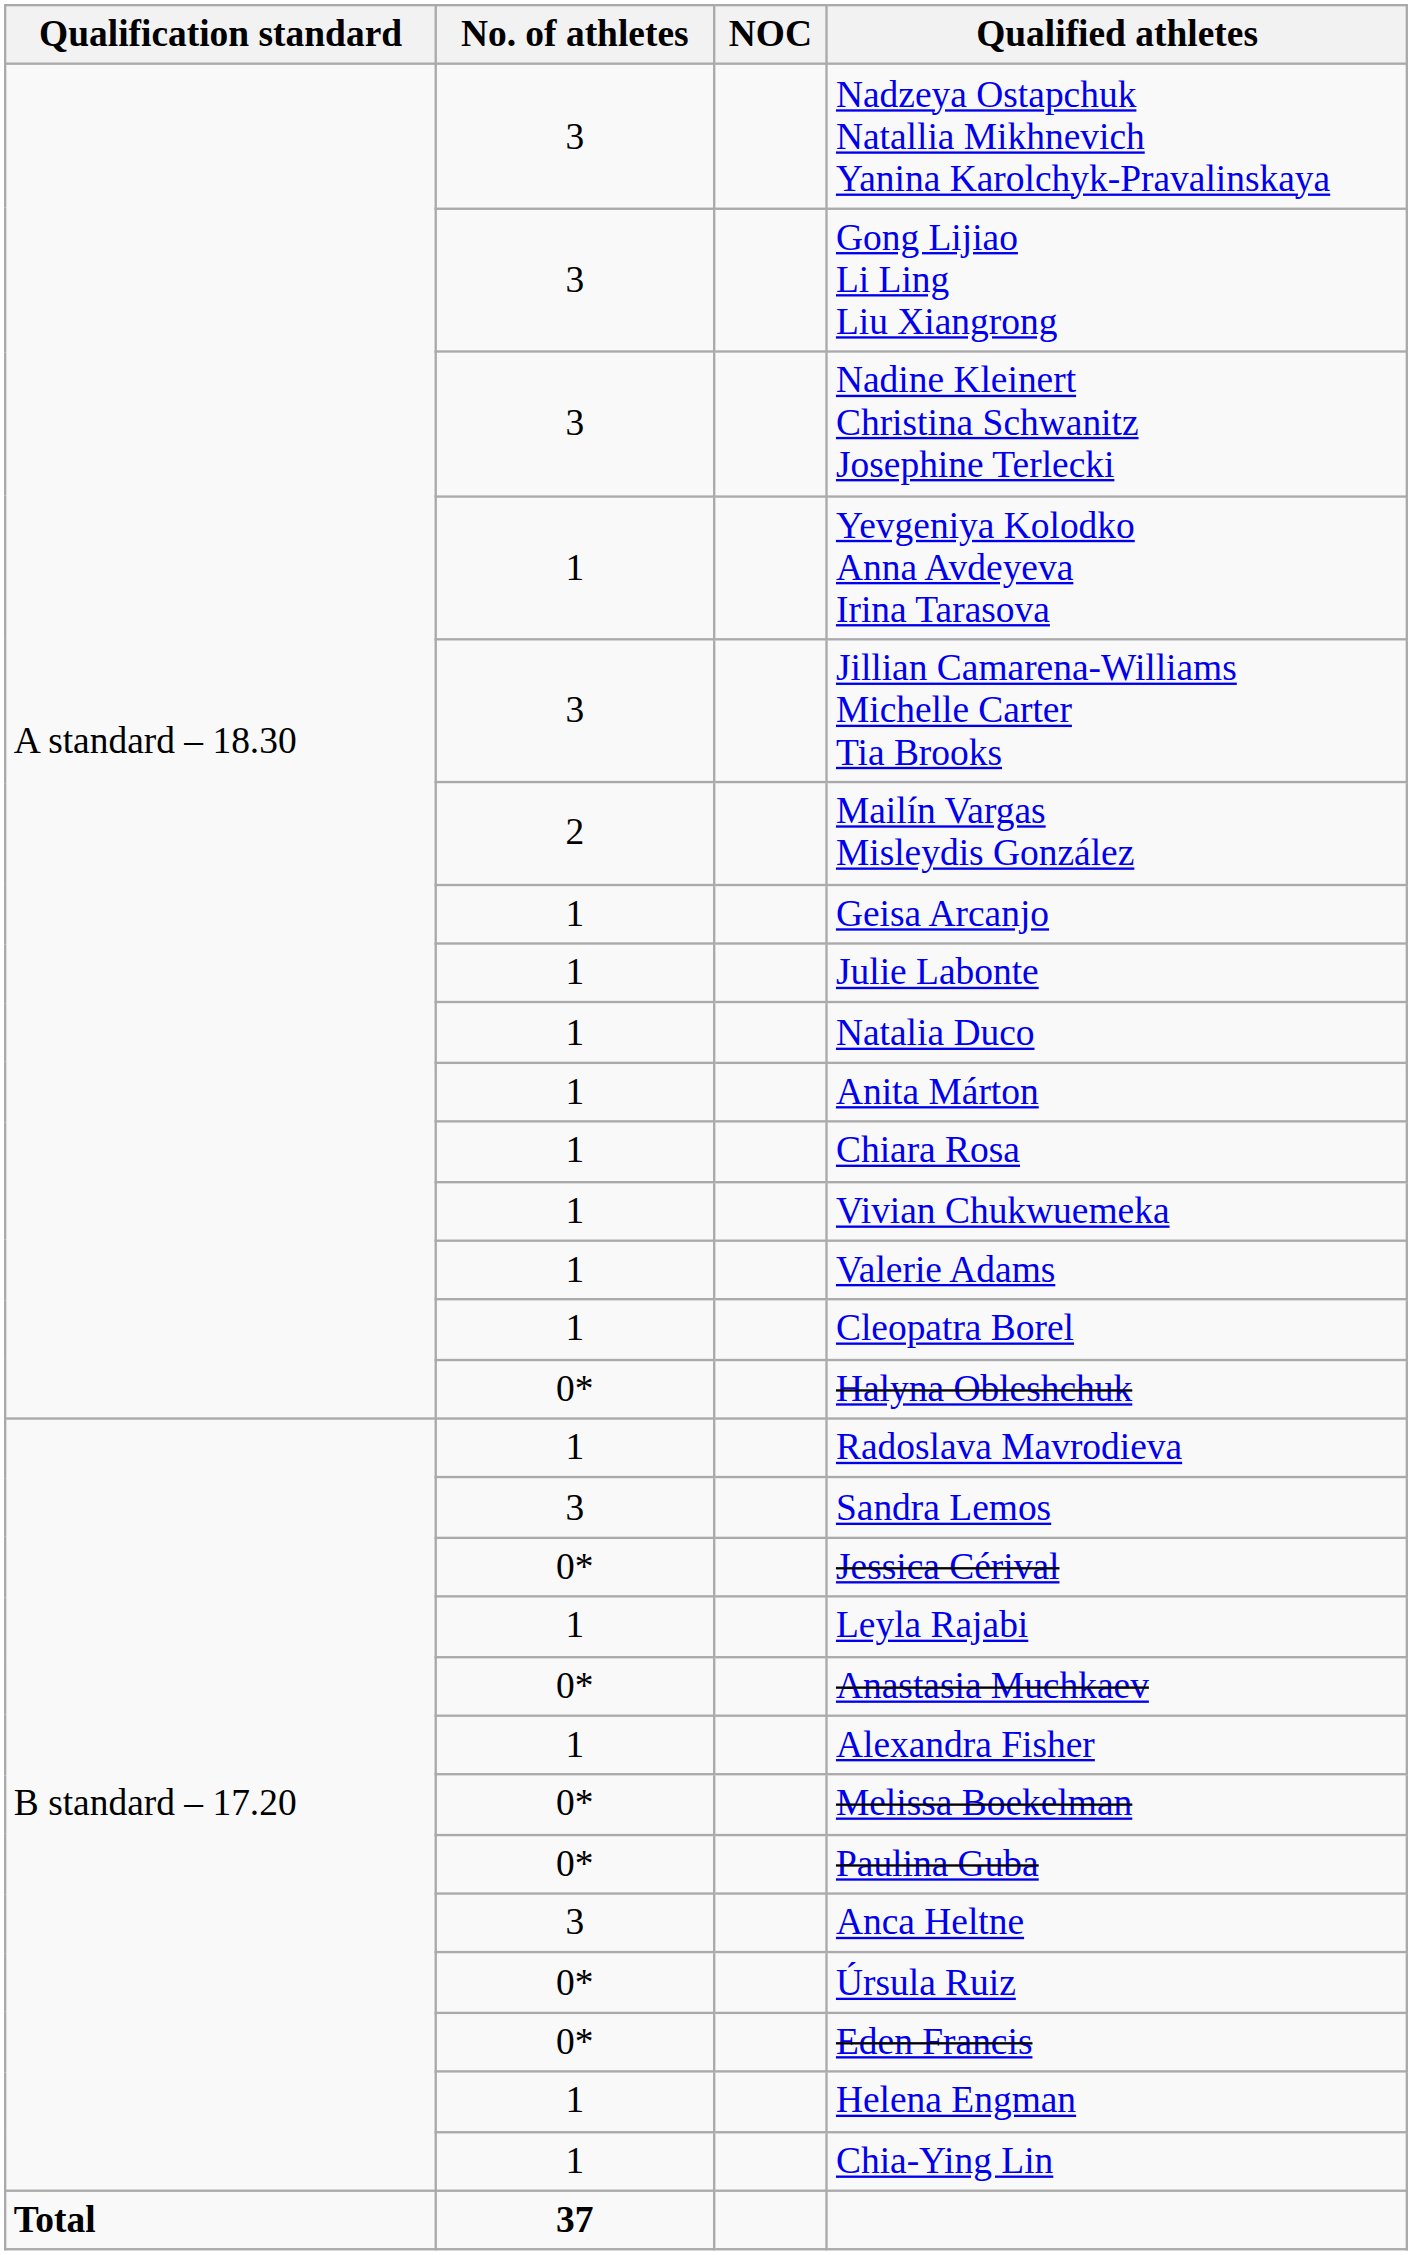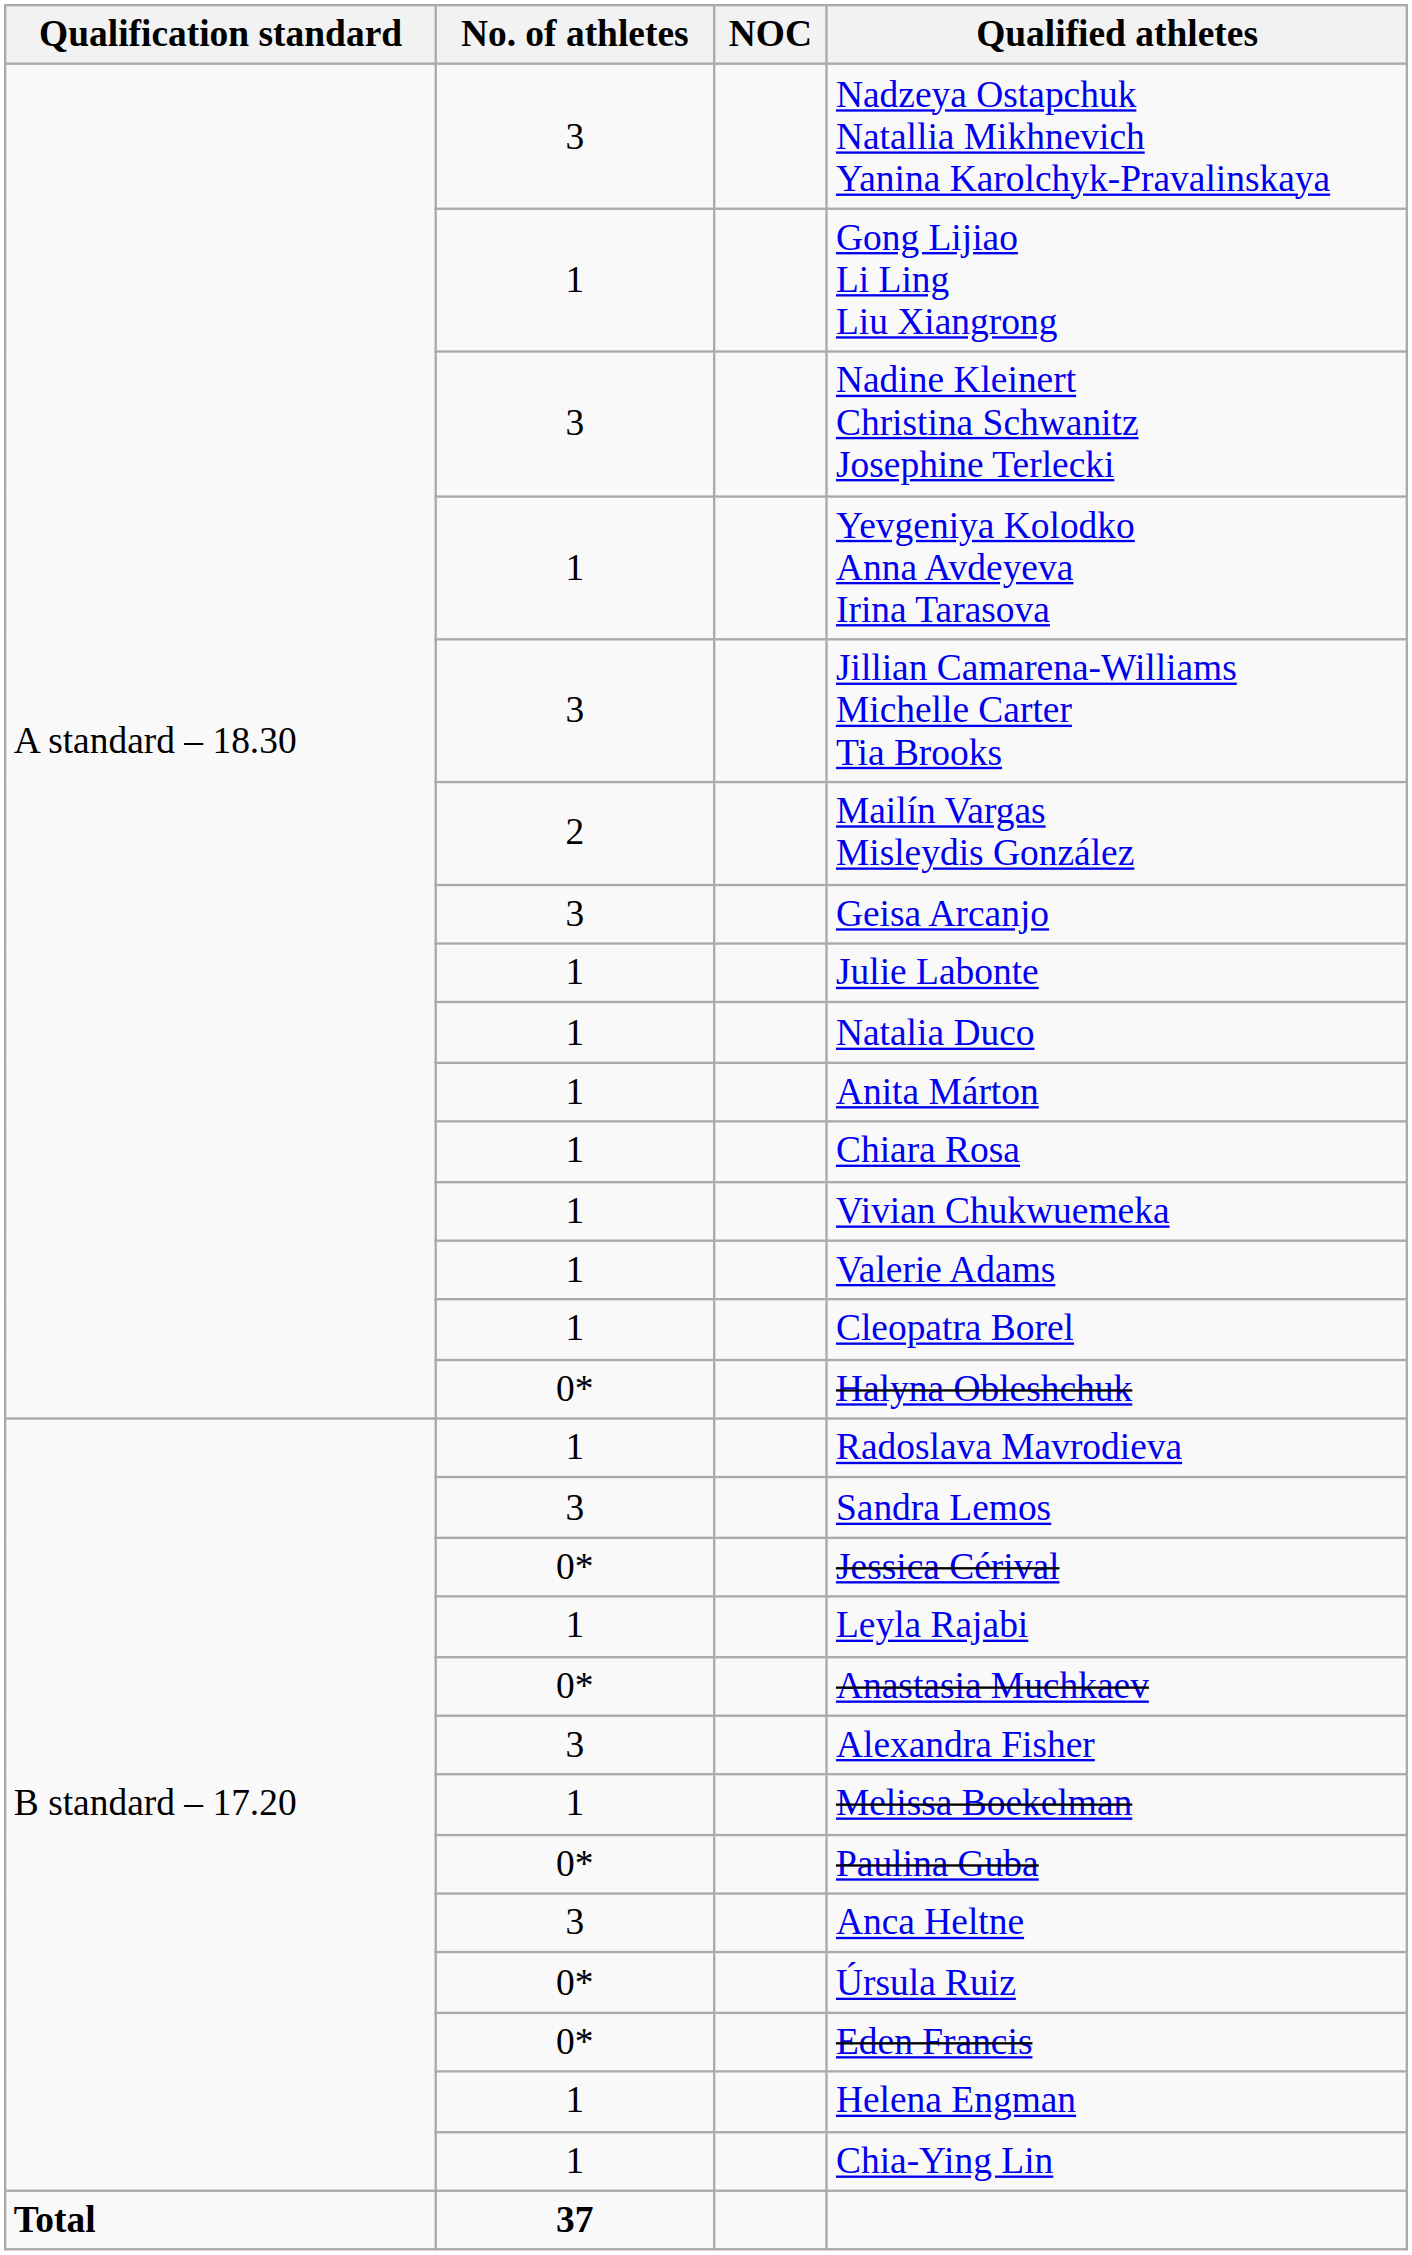(575, 279) 3 -> (575, 279) 1
(575, 913) 1 -> (575, 913) 3
(575, 1744) 1 -> (575, 1744) 3
(575, 1803) 0* -> (575, 1803) 1
